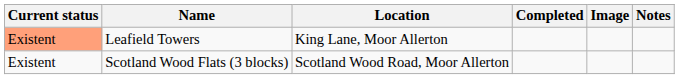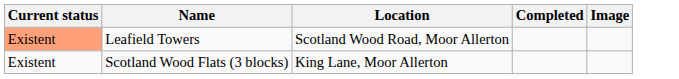- column: (653, 16)
(371, 39) King Lane, Moor Allerton -> (402, 39) Scotland Wood Road, Moor Allerton
(402, 62) Scotland Wood Road, Moor Allerton -> (371, 62) King Lane, Moor Allerton
